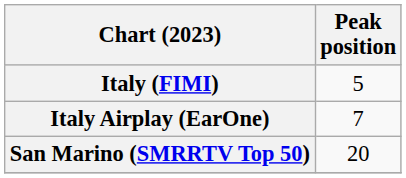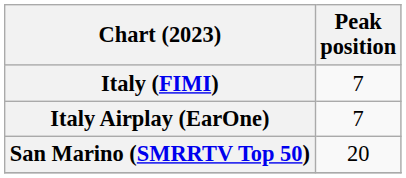(358, 82) 5 -> (358, 82) 7
